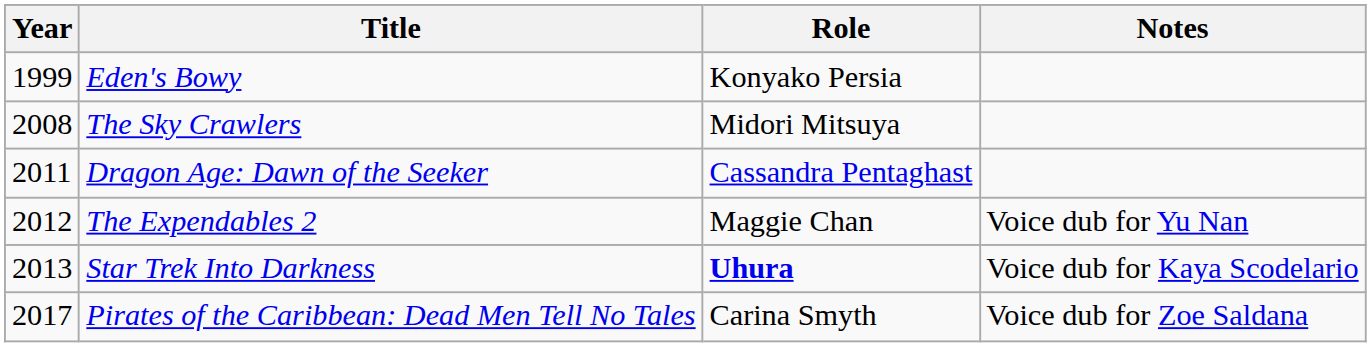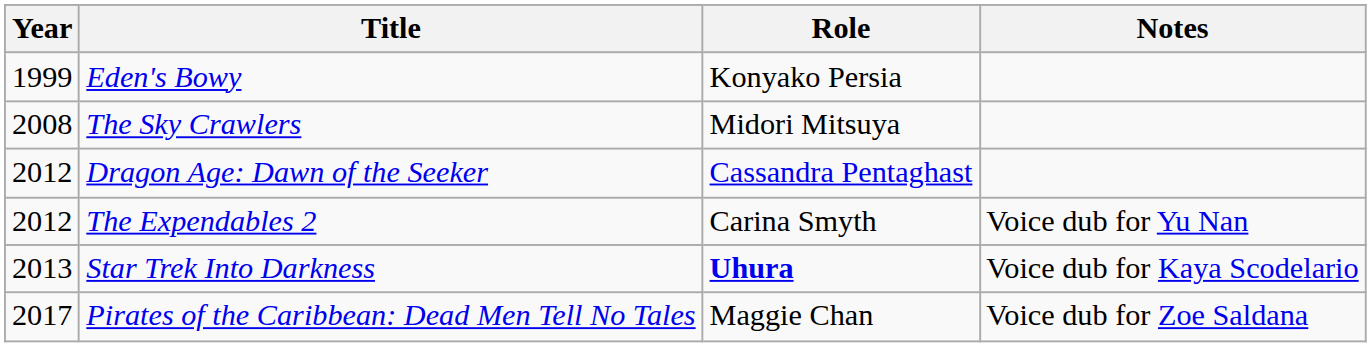(42, 172) 2011 -> (42, 172) 2012
(791, 220) Maggie Chan -> (793, 220) Carina Smyth
(793, 316) Carina Smyth -> (791, 316) Maggie Chan
